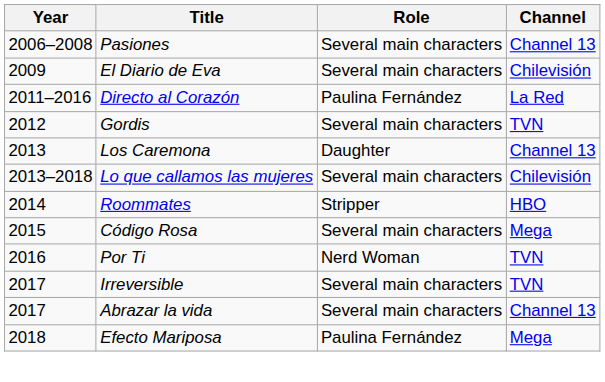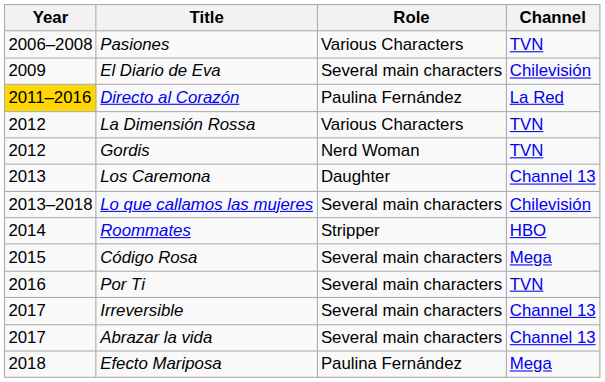(411, 44) Several main characters -> (392, 44) Various Characters
(553, 44) Channel 13 -> (527, 44) TVN
(50, 97) no background -> (50, 97) gold background
+ row: (178, 124)
(411, 124) Several main characters -> (370, 151) Nerd Woman
(370, 257) Nerd Woman -> (411, 284) Several main characters
(527, 284) TVN -> (553, 310) Channel 13
